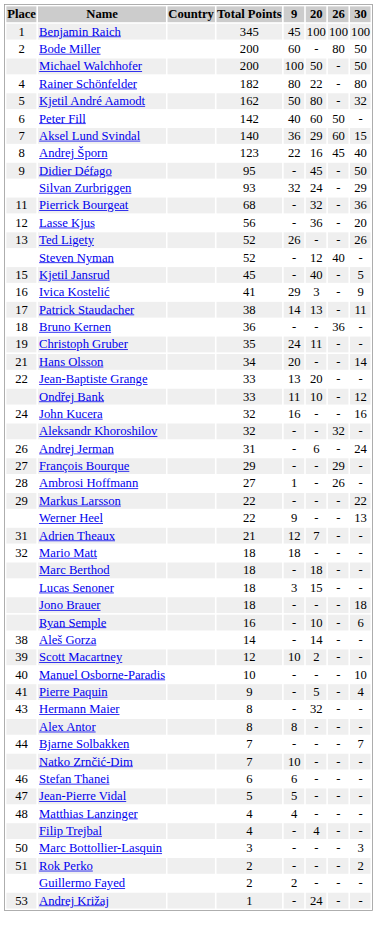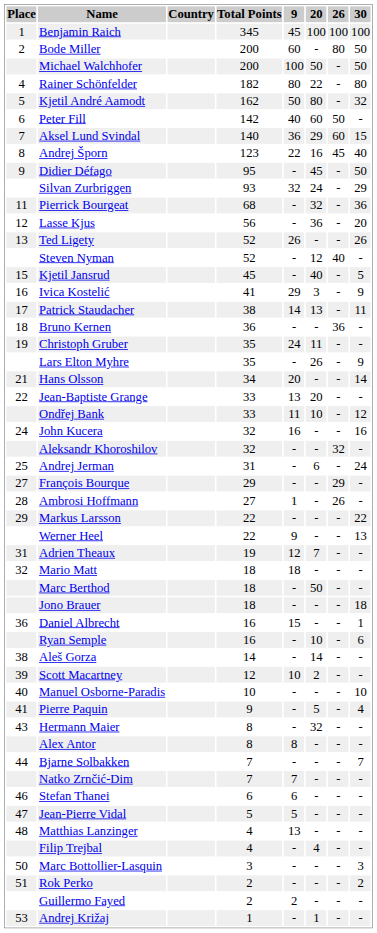+ row: (84, 361)
(22, 448) 26 -> (22, 466) 25
(249, 535) 21 -> (249, 553) 19
(316, 570) 18 -> (316, 587) 50
- row: (76, 587)
+ row: (79, 622)
(294, 761) 10 -> (294, 779) 7
(294, 813) 4 -> (294, 831) 13
(316, 900) 24 -> (316, 918) 1
